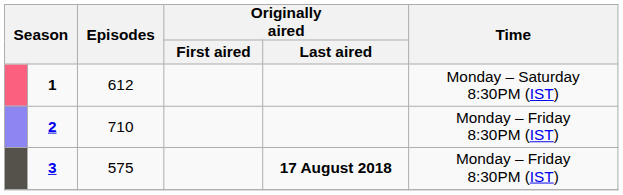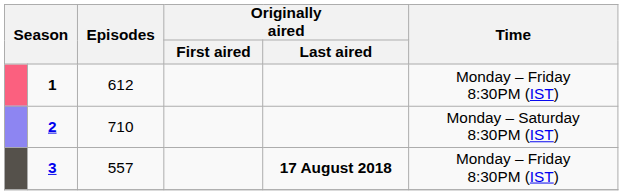(513, 85) Monday – Saturday 8:30PM (IST) -> (513, 85) Monday – Friday 8:30PM (IST)
(513, 126) Monday – Friday 8:30PM (IST) -> (513, 126) Monday – Saturday 8:30PM (IST)
(121, 168) 575 -> (121, 168) 557
